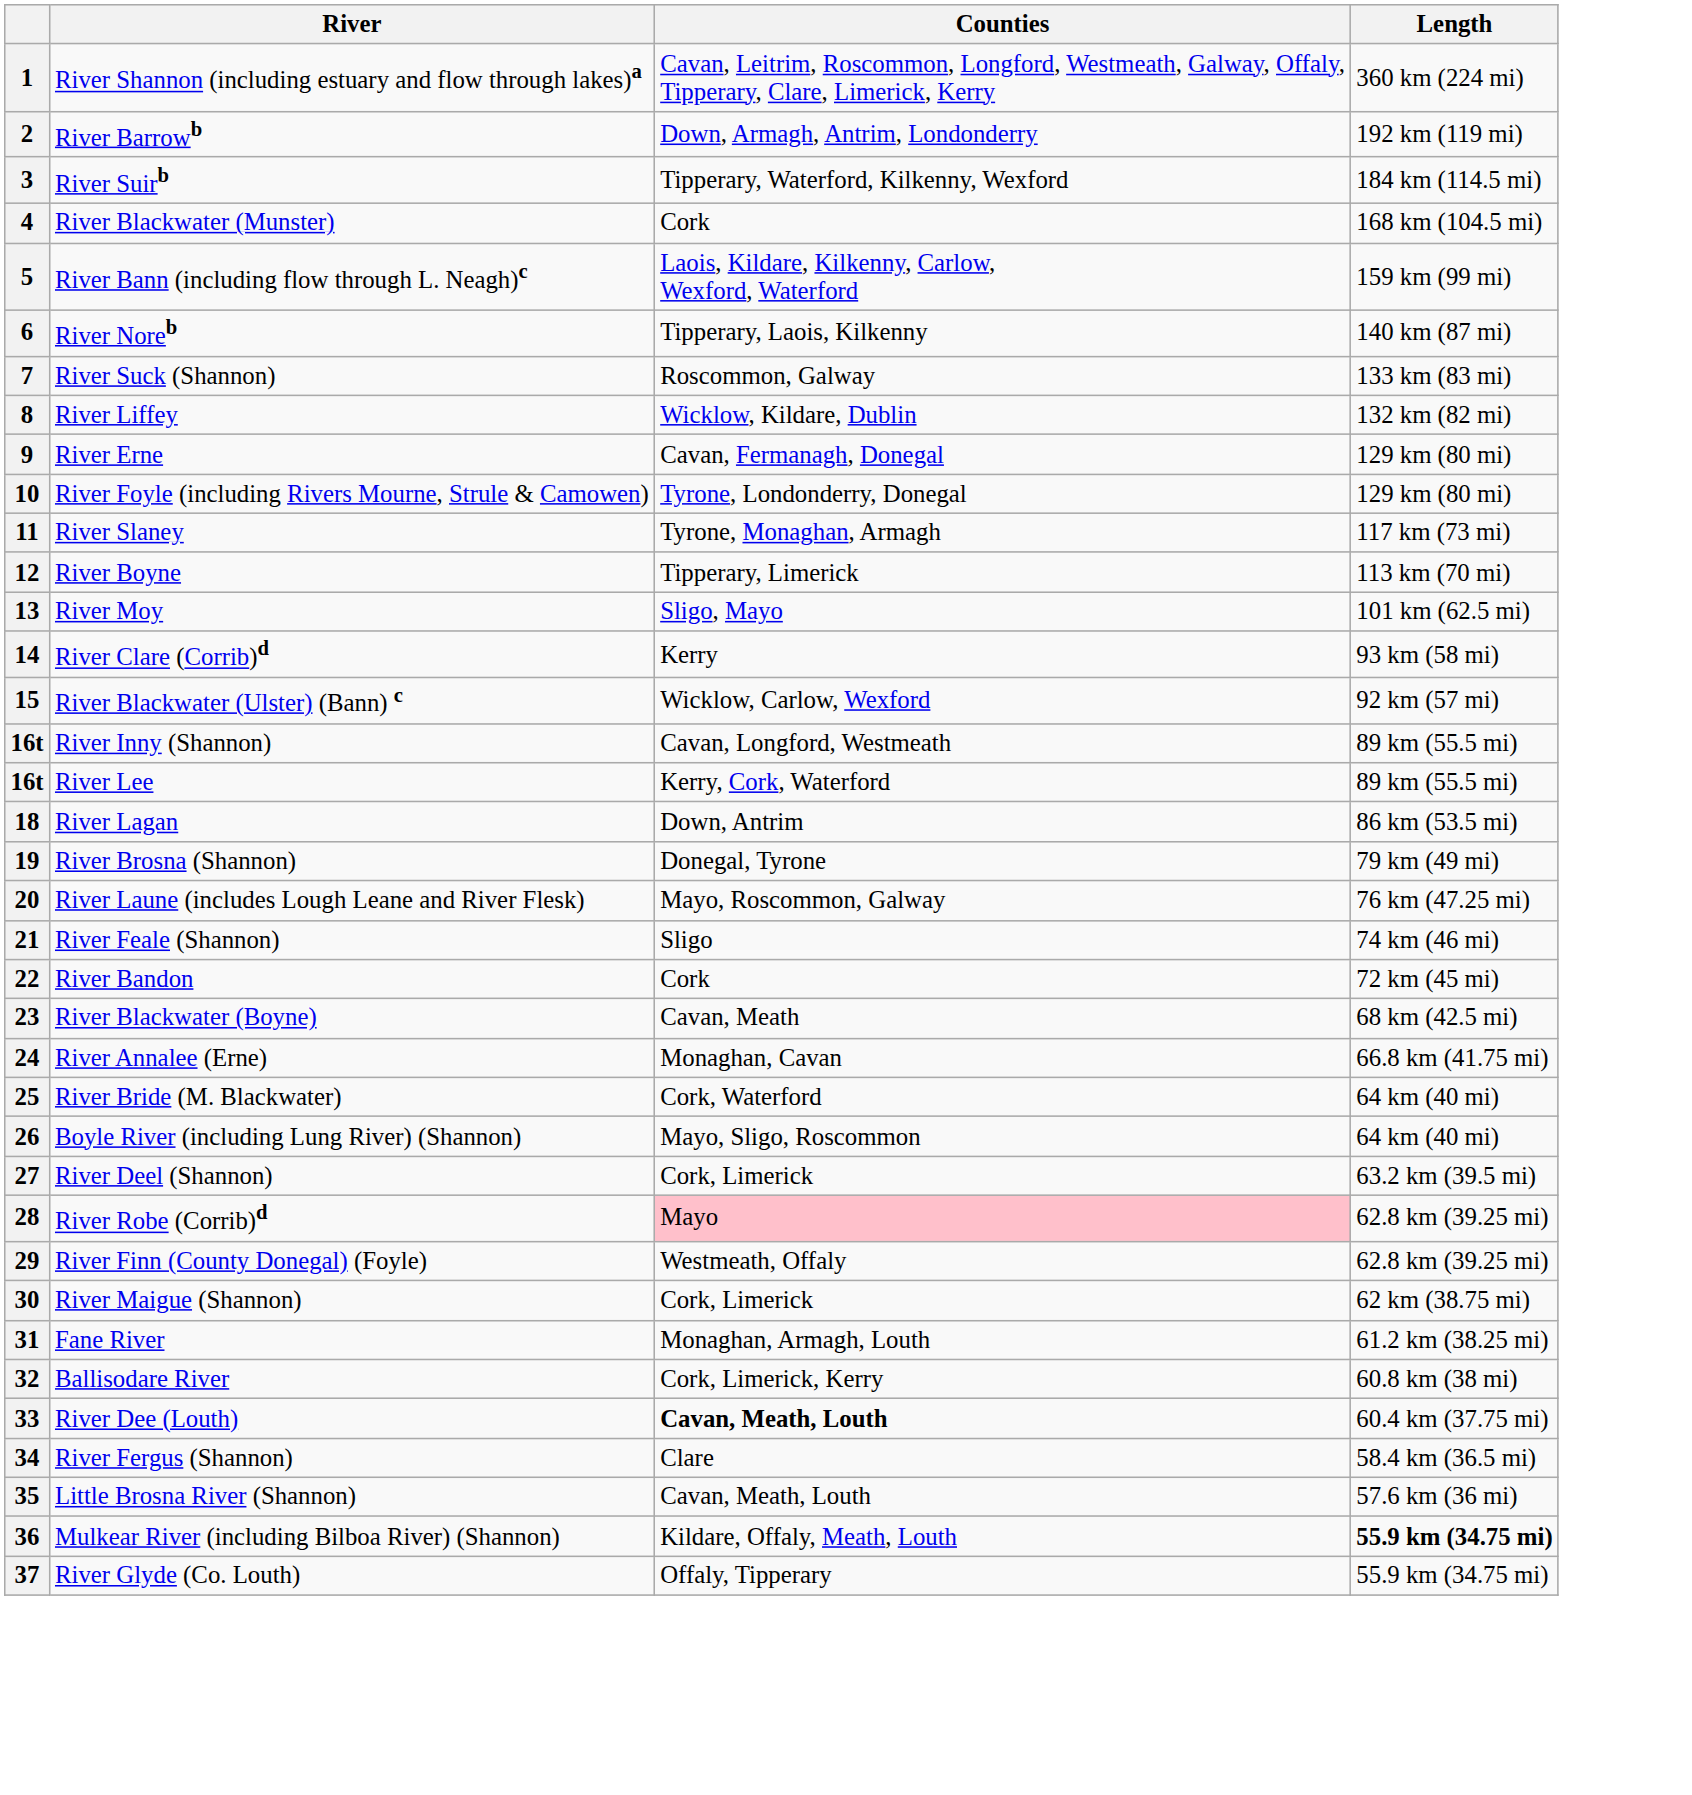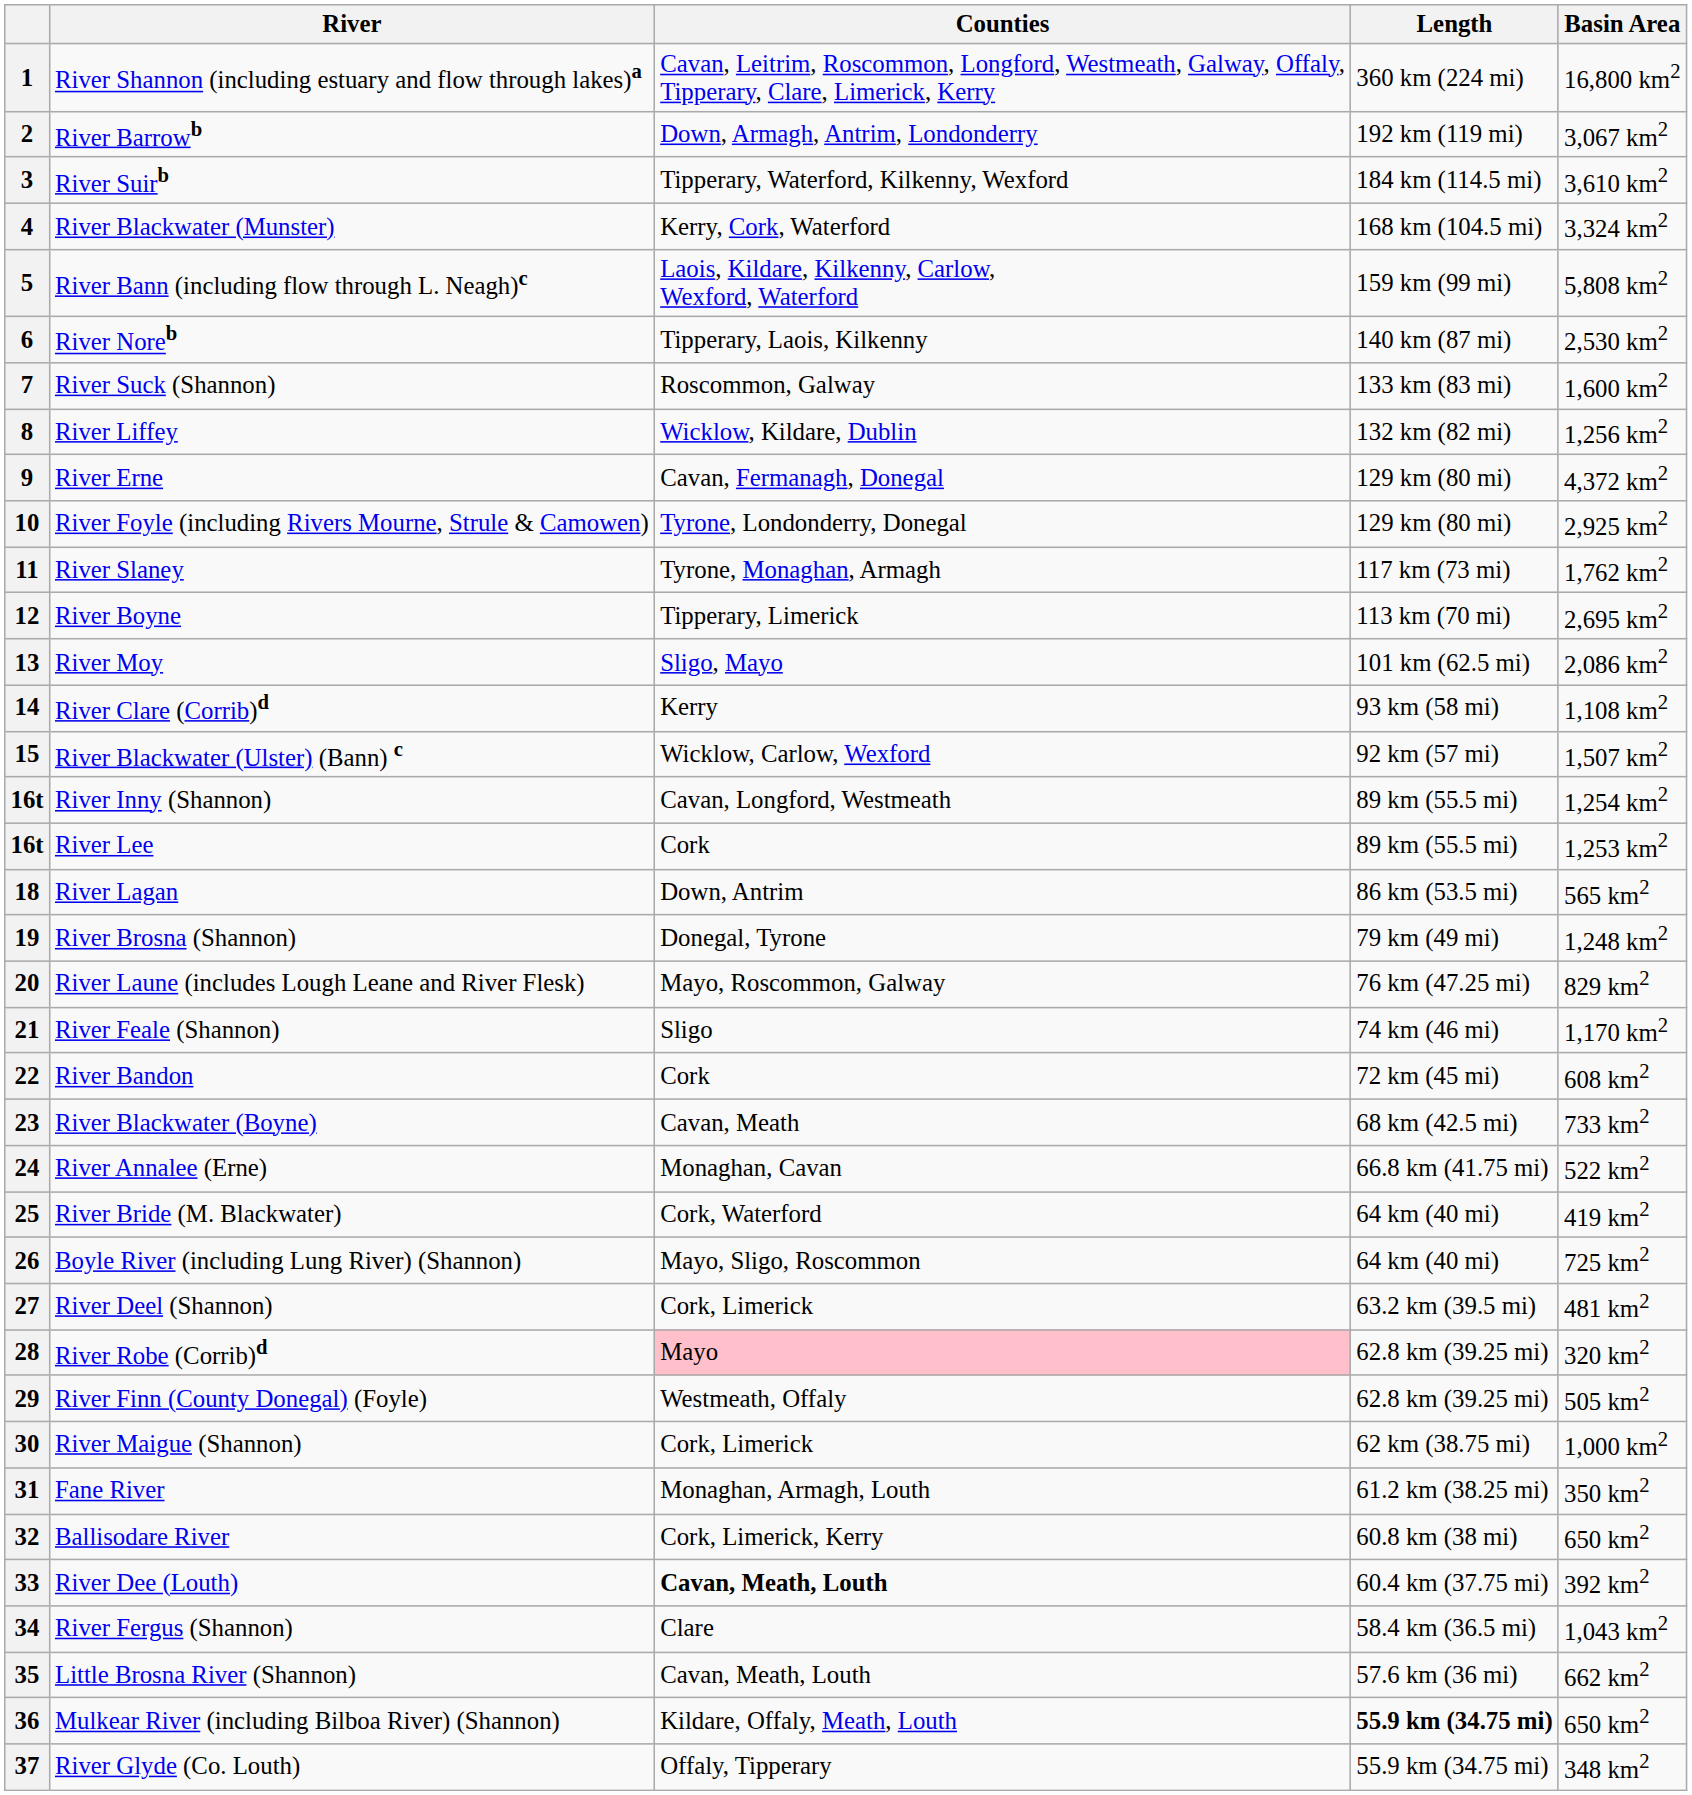+ column: (1622, 24)
(685, 222) Cork -> (775, 226) Kerry, Cork, Waterford
(775, 782) Kerry, Cork, Waterford -> (685, 845) Cork
